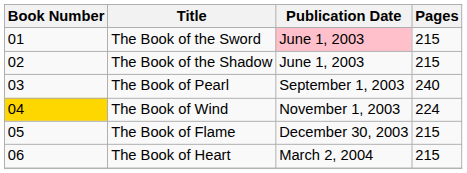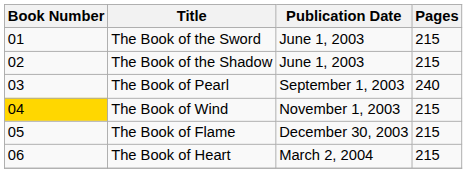(322, 39) pink background -> (322, 39) no background
(428, 109) 224 -> (428, 109) 215
